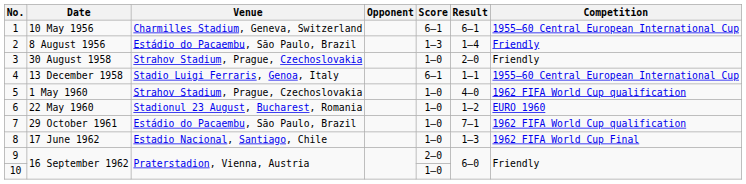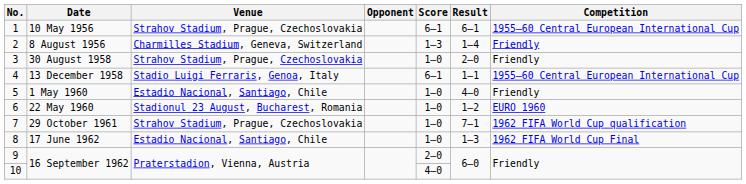(248, 28) Charmilles Stadium, Geneva, Switzerland -> (248, 28) Strahov Stadium, Prague, Czechoslovakia
(245, 44) Estádio do Pacaembu, São Paulo, Brazil -> (248, 44) Charmilles Stadium, Geneva, Switzerland
(248, 92) Strahov Stadium, Prague, Czechoslovakia -> (230, 92) Estadio Nacional, Santiago, Chile
(589, 92) 1962 FIFA World Cup qualification -> (516, 92) Friendly
(245, 124) Estádio do Pacaembu, São Paulo, Brazil -> (248, 124) Strahov Stadium, Prague, Czechoslovakia
(433, 171) 1–0 -> (433, 171) 4–0
